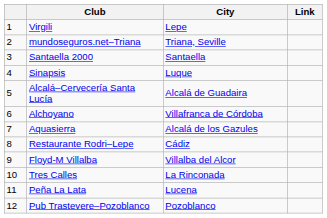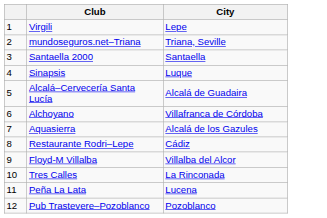- column: (305, 12)
